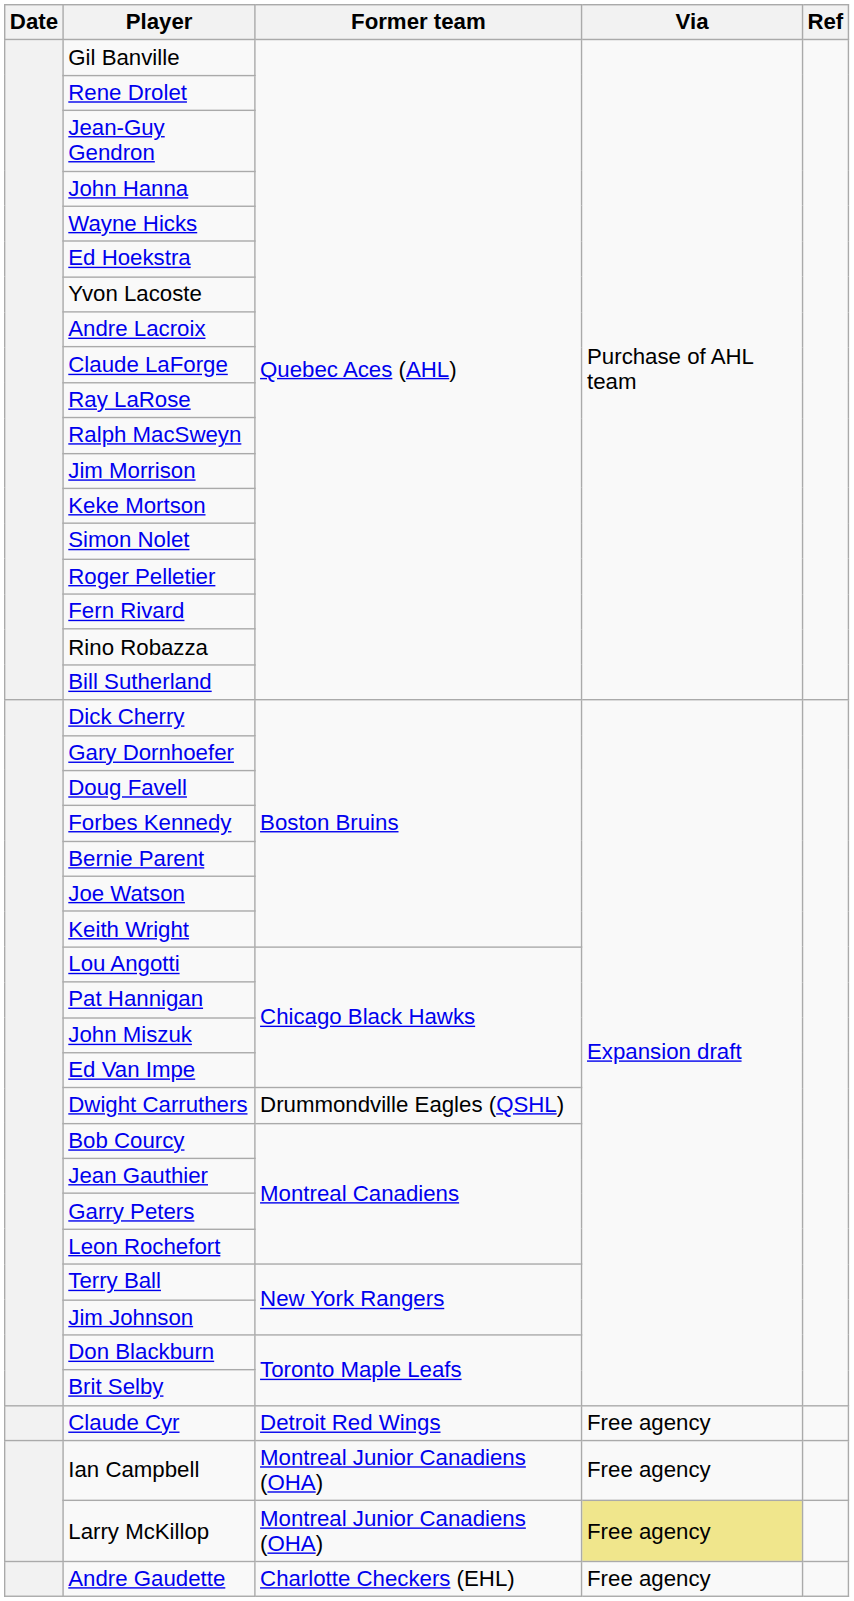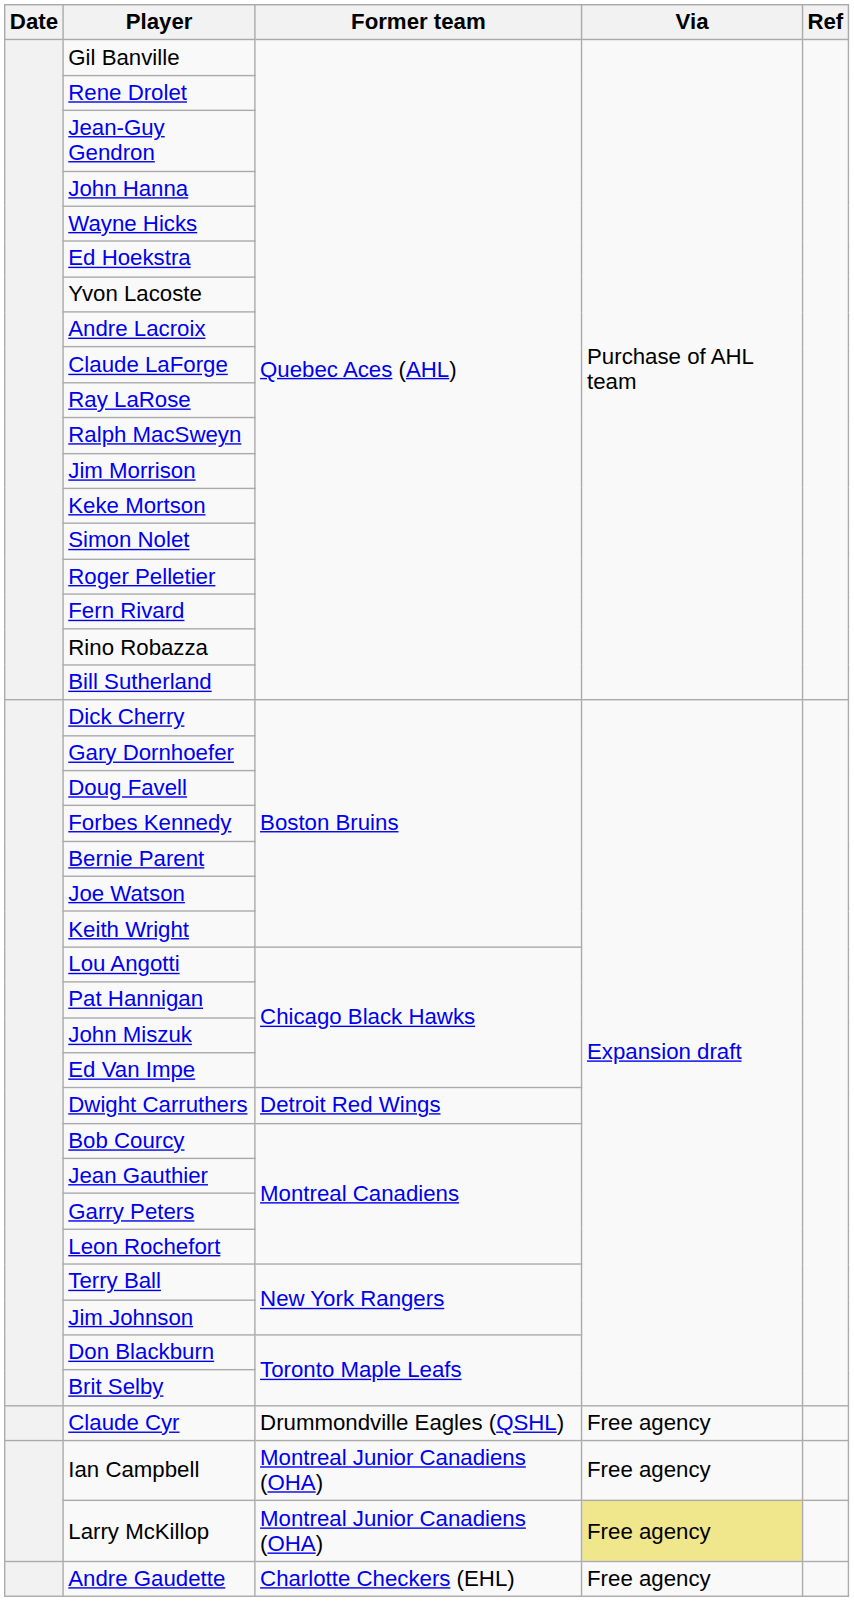(412, 1105) Drummondville Eagles (QSHL) -> (350, 1105) Detroit Red Wings
(350, 1422) Detroit Red Wings -> (412, 1422) Drummondville Eagles (QSHL)
